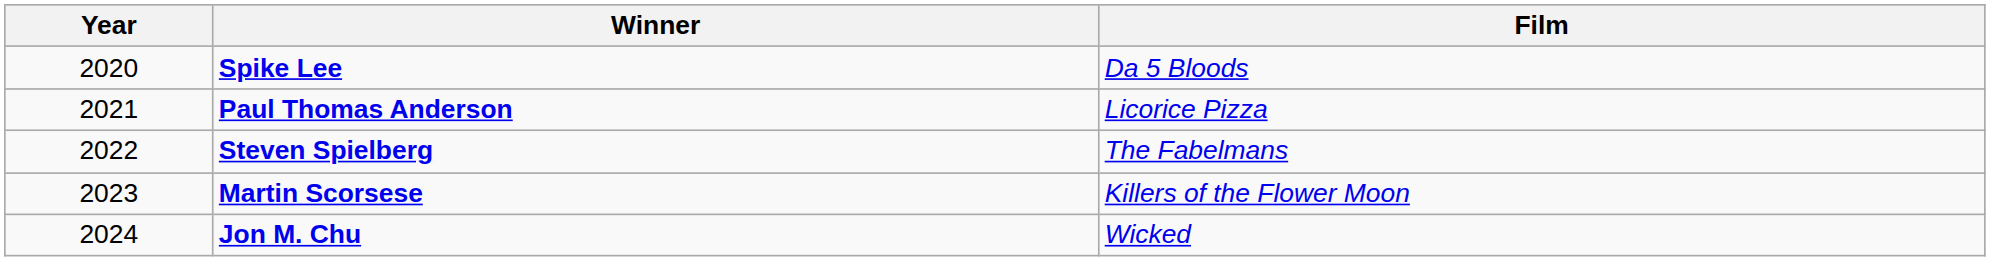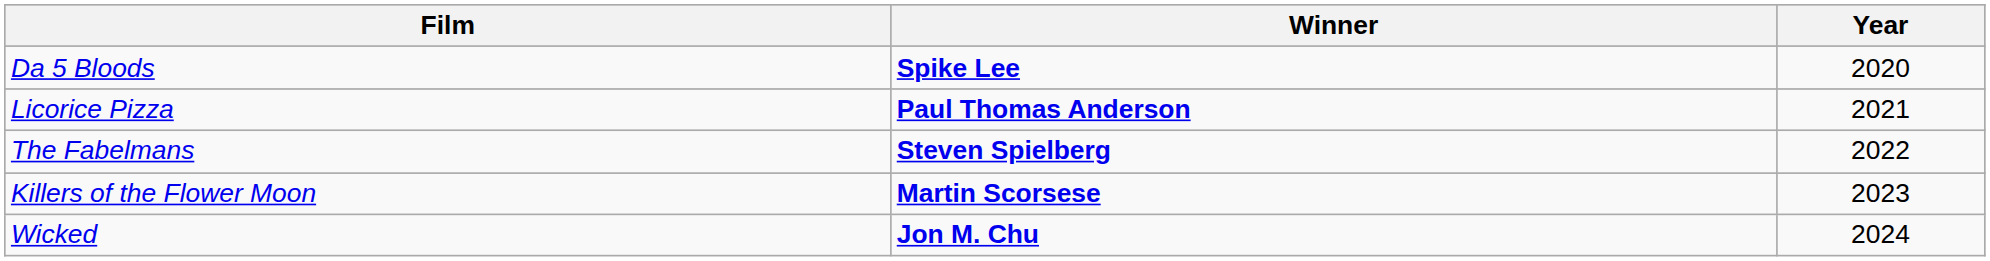columns swapped: (109, 25) <-> (1542, 25)
